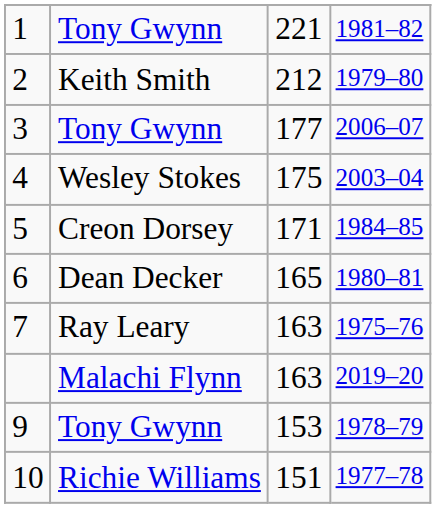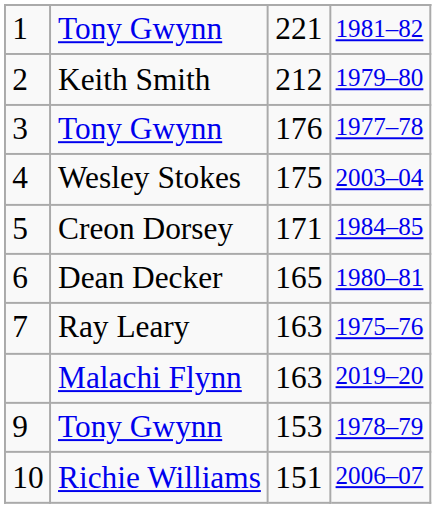(299, 128) 177 -> (299, 128) 176
(379, 128) 2006–07 -> (379, 128) 1977–78
(379, 476) 1977–78 -> (379, 476) 2006–07
